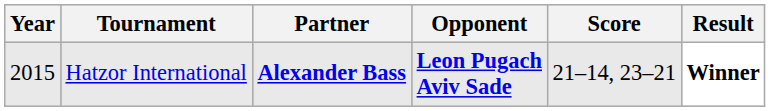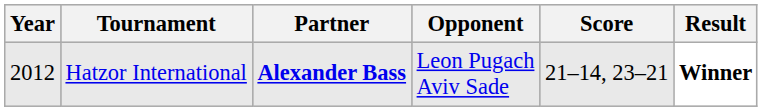(32, 73) 2015 -> (32, 73) 2012
(479, 73) bold -> (476, 73) normal
